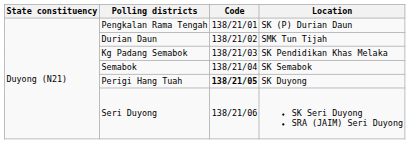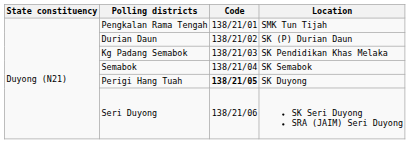(307, 25) SK (P) Durian Daun -> (294, 25) SMK Tun Tijah
(294, 39) SMK Tun Tijah -> (307, 39) SK (P) Durian Daun
